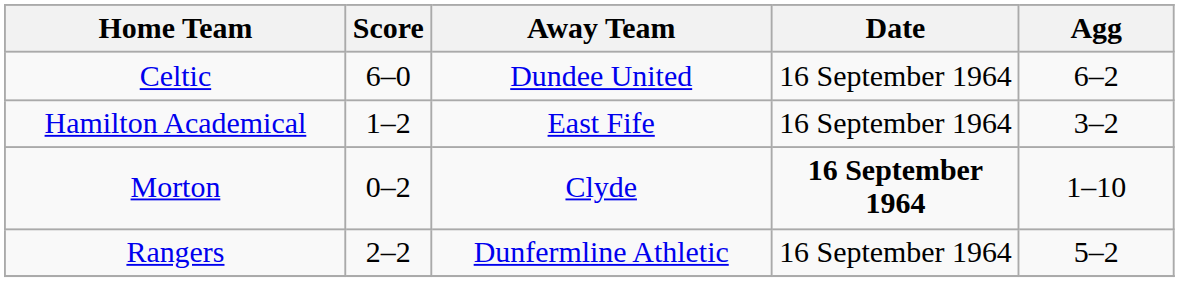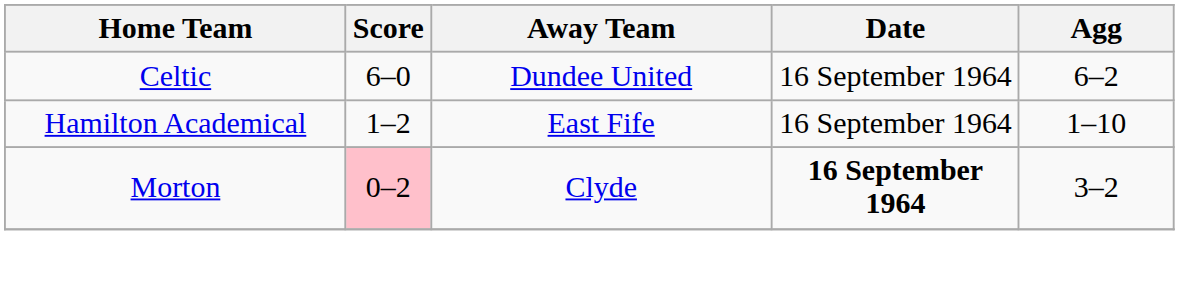(1096, 123) 3–2 -> (1096, 123) 1–10
(388, 187) no background -> (388, 187) pink background
(1096, 187) 1–10 -> (1096, 187) 3–2
- row: (175, 251)
